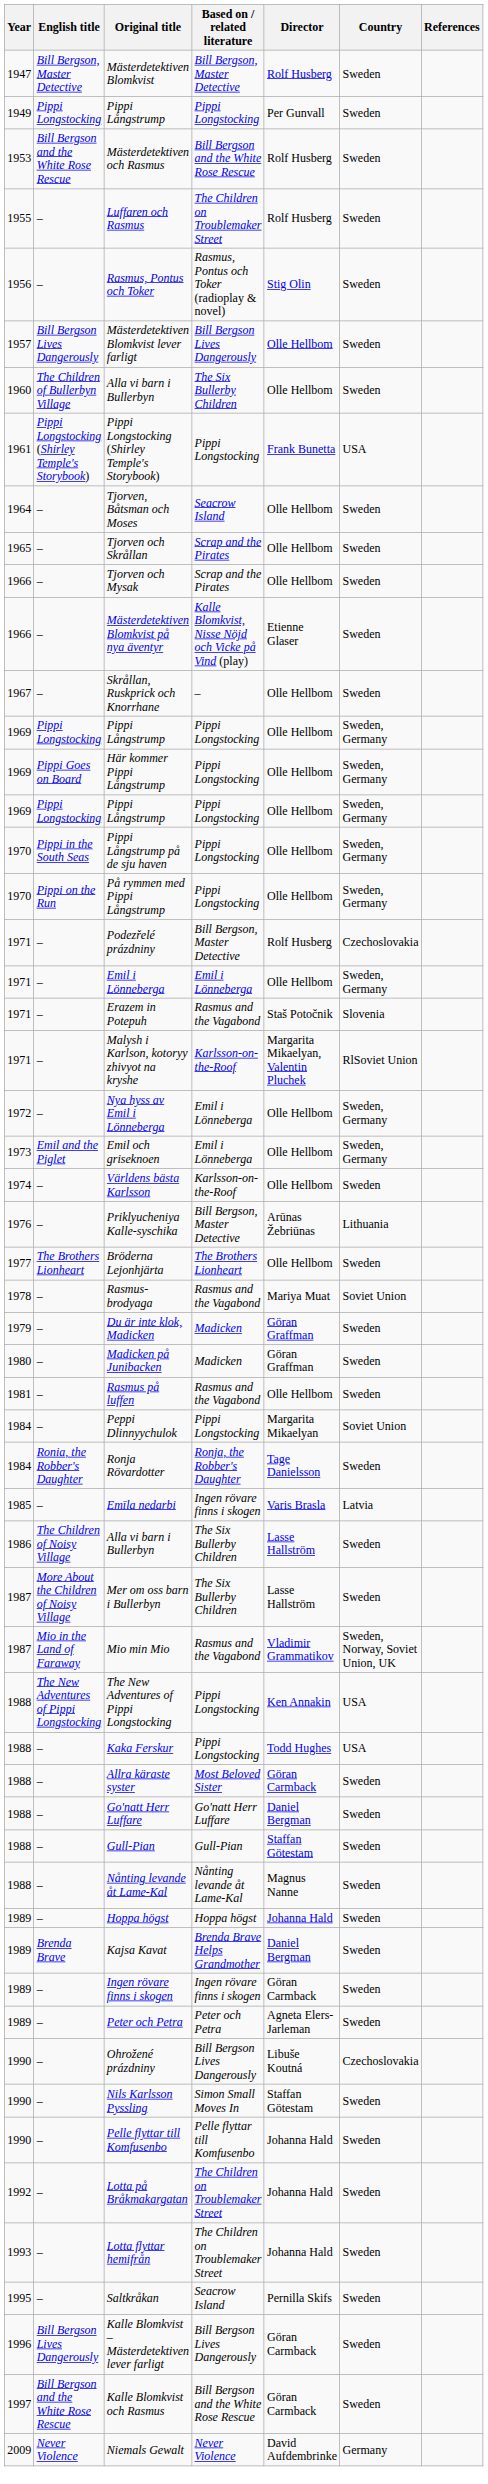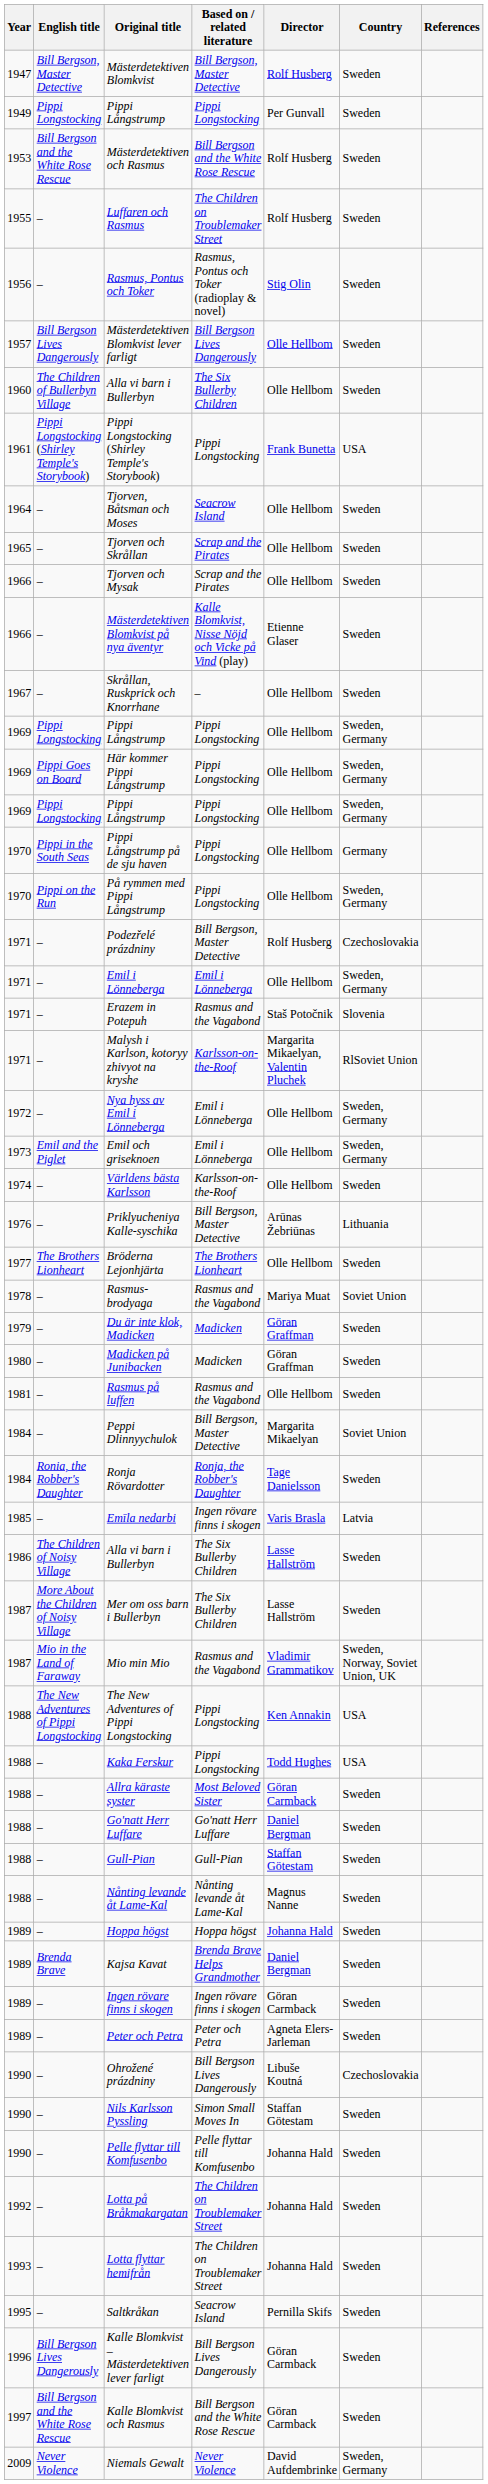(365, 850) Sweden, Germany -> (365, 850) Germany
(227, 1426) Pippi Longstocking -> (226, 1433) Bill Bergson, Master Detective
(365, 2450) Germany -> (365, 2463) Sweden, Germany
